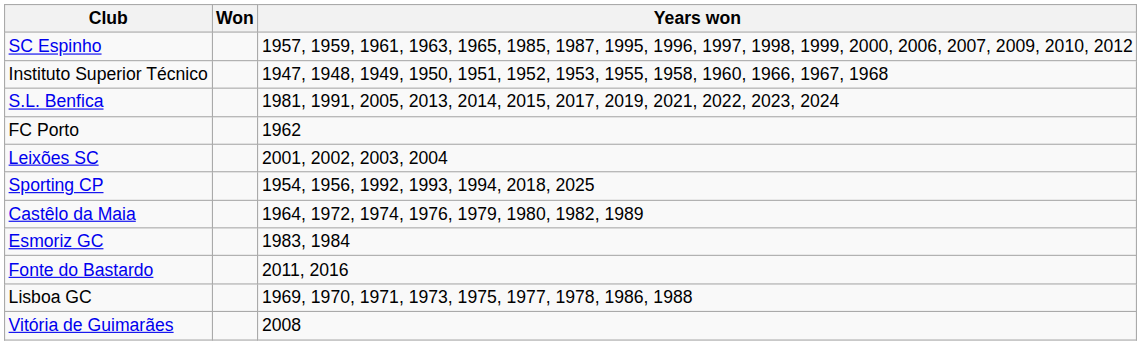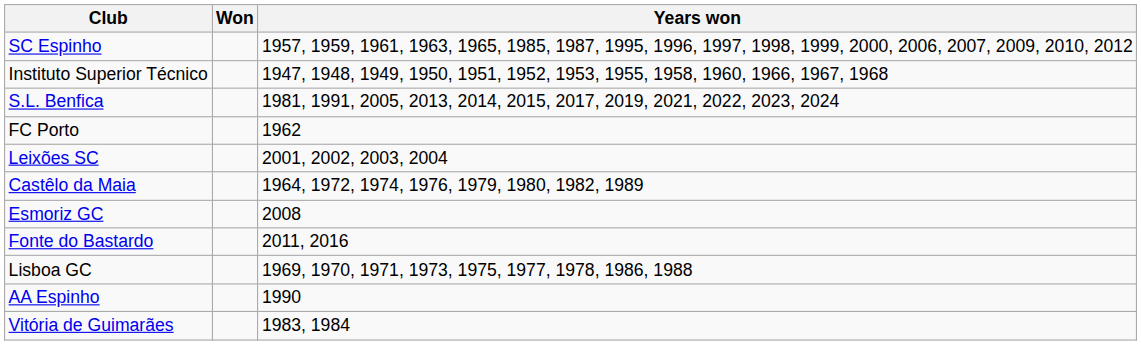- row: (56, 185)
(306, 241) 1983, 1984 -> (281, 213) 2008
+ row: (54, 297)
(281, 325) 2008 -> (306, 325) 1983, 1984
